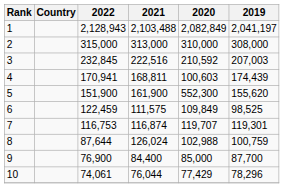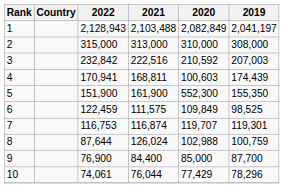(99, 61) 232,845 -> (99, 61) 232,842
(250, 93) 155,620 -> (250, 93) 155,350
